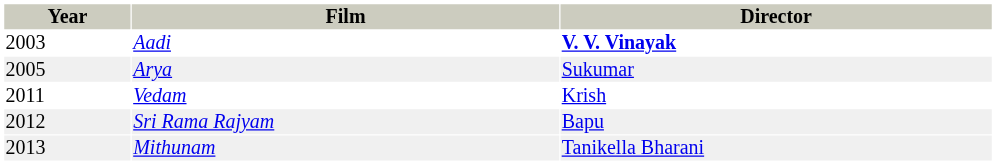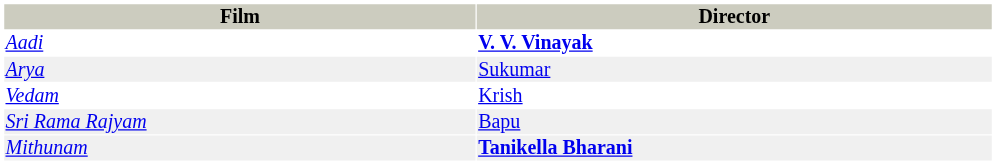- column: (67, 16)
(633, 147) normal -> (555, 147) bold
